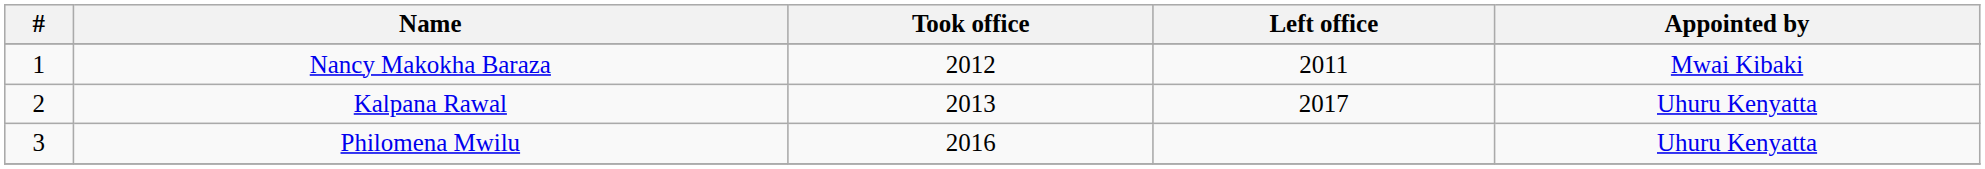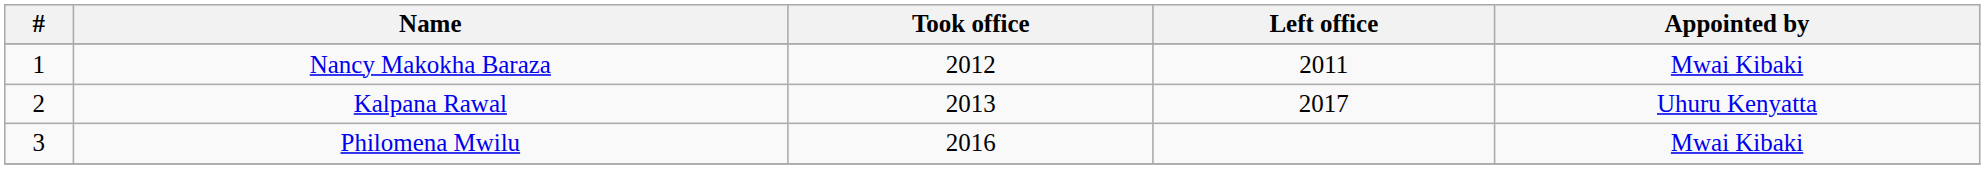(1737, 143) Uhuru Kenyatta -> (1737, 143) Mwai Kibaki
